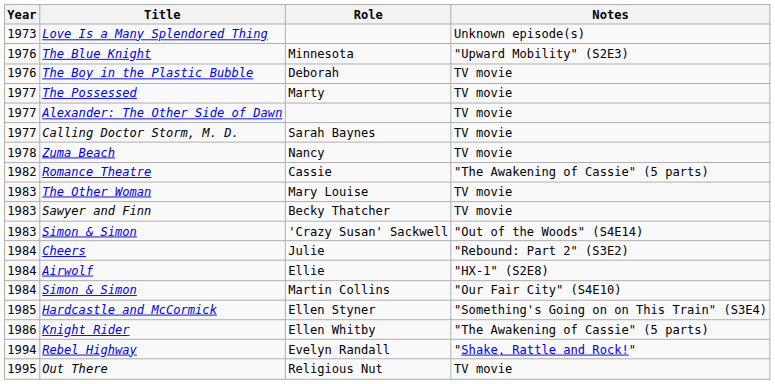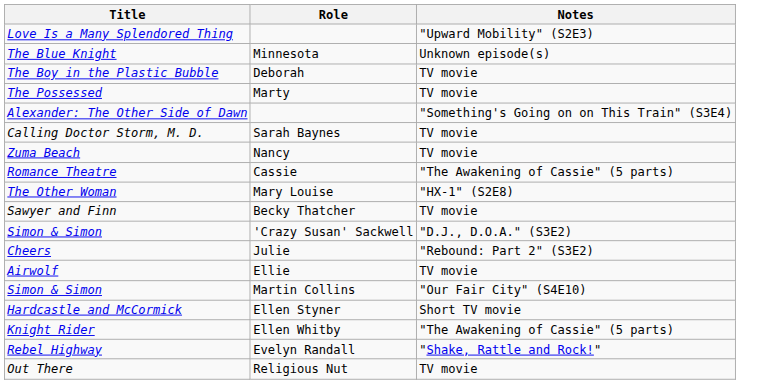- column: (22, 14)
(520, 34) Unknown episode(s) -> (507, 34) "Upward Mobility" (S2E3)
(541, 54) "Upward Mobility" (S2E3) -> (485, 54) Unknown episode(s)
(483, 113) TV movie -> (576, 113) "Something's Going on on This Train" (S3E4)
(483, 192) TV movie -> (467, 192) "HX-1" (S2E8)
(549, 231) "Out of the Woods" (S4E14) -> (496, 231) "D.J., D.O.A." (S3E2)
(501, 270) "HX-1" (S2E8) -> (448, 270) TV movie
(611, 310) "Something's Going on on This Train" (S3E4) -> (470, 310) Short TV movie
